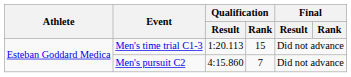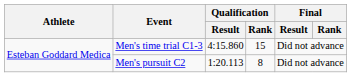(225, 47) 1:20.113 -> (225, 47) 4:15.860
(225, 63) 4:15.860 -> (225, 63) 1:20.113
(260, 63) 7 -> (260, 63) 8
